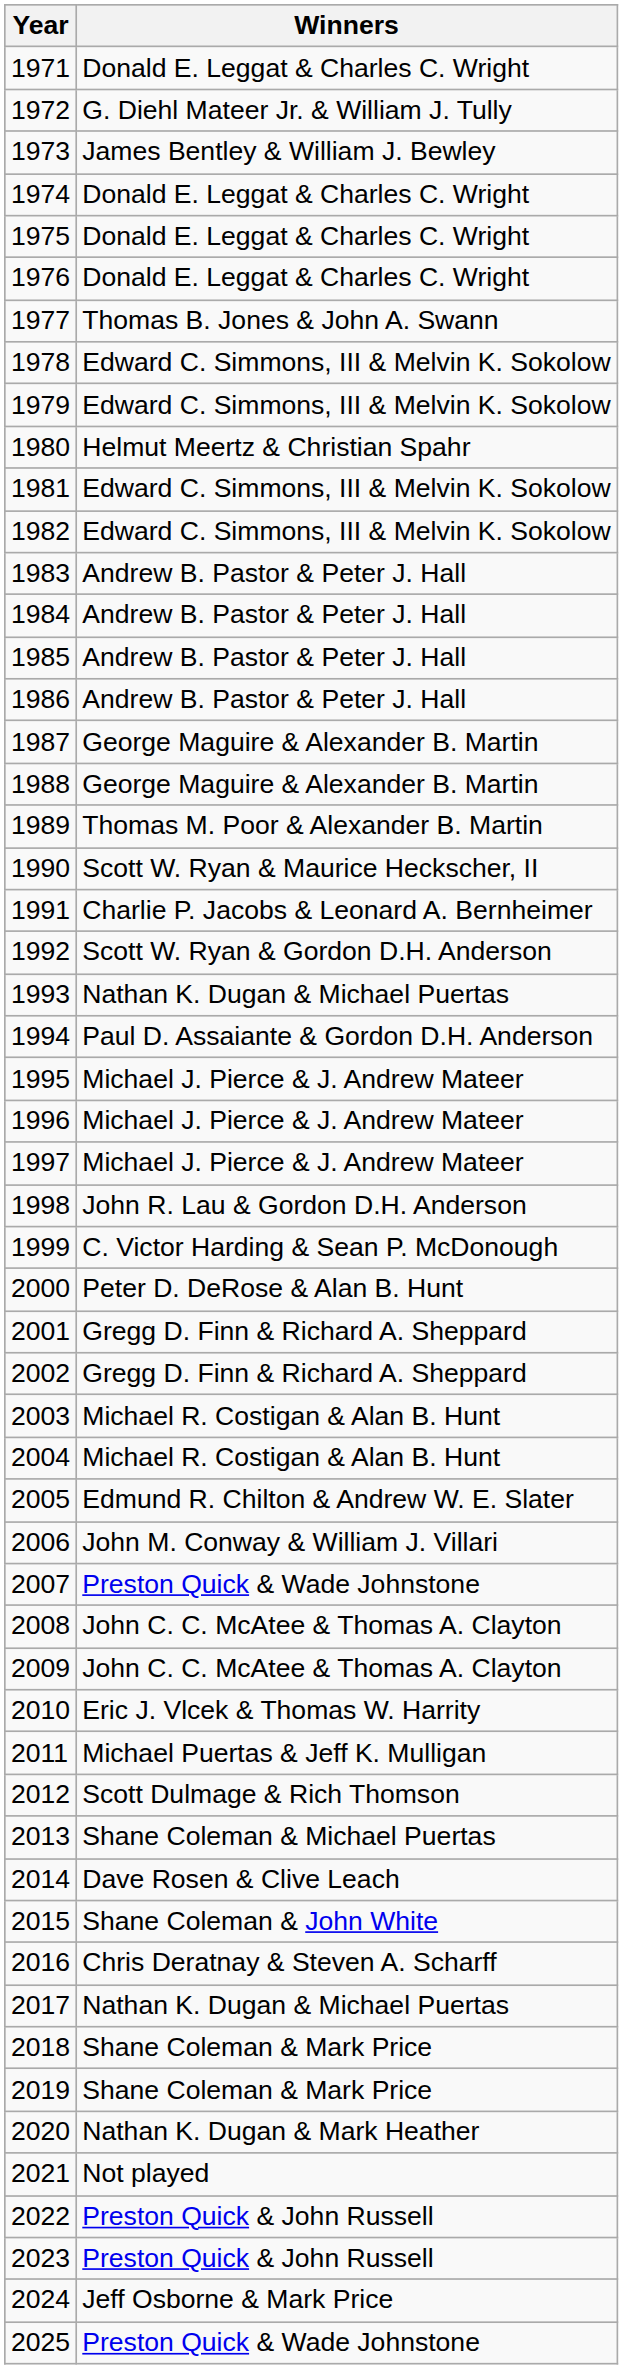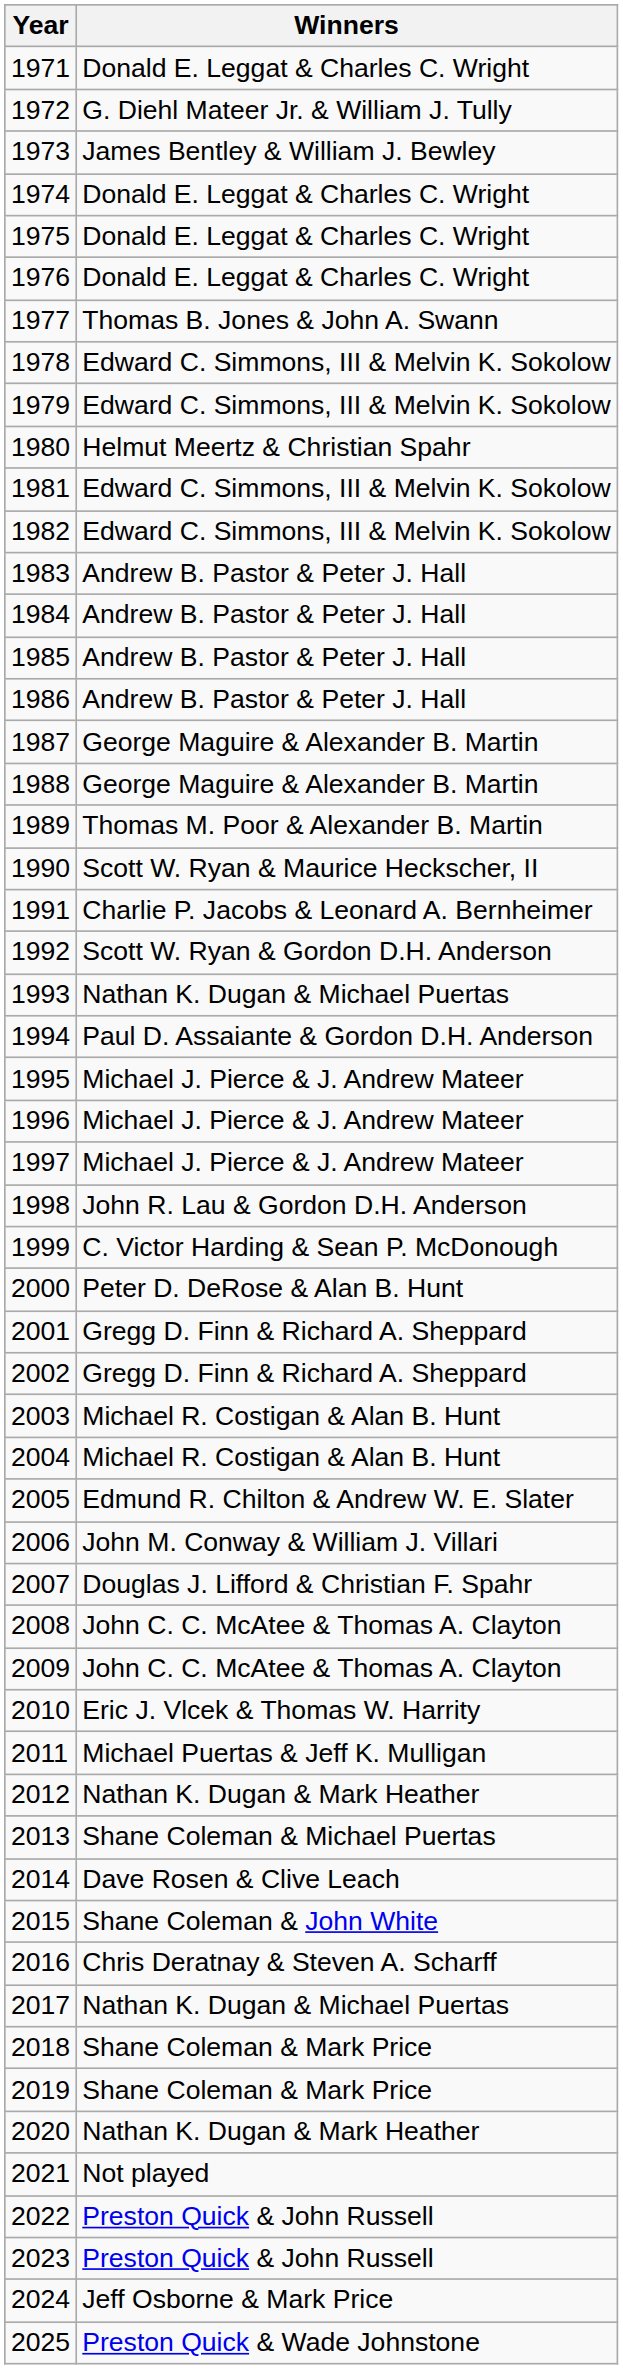(281, 1584) Preston Quick & Wade Johnstone -> (307, 1584) Douglas J. Lifford & Christian F. Spahr
(271, 1794) Scott Dulmage & Rich Thomson -> (281, 1794) Nathan K. Dugan & Mark Heather
